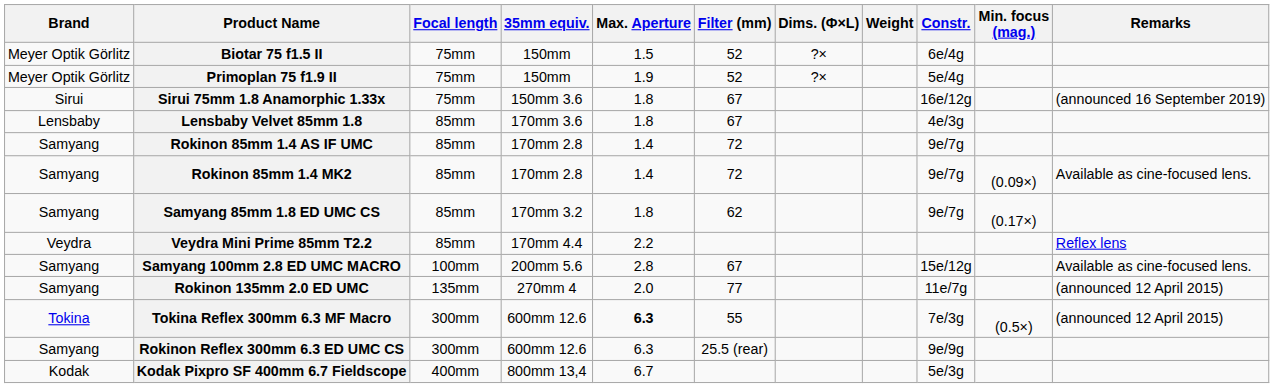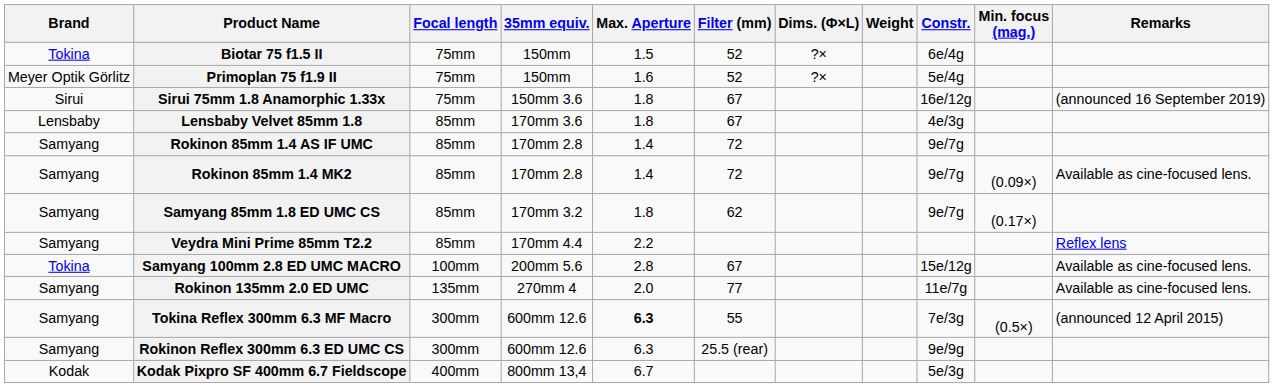(69, 54) Meyer Optik Görlitz -> (69, 54) Tokina
(644, 76) 1.9 -> (644, 76) 1.6
(69, 243) Veydra -> (69, 243) Samyang
(69, 265) Samyang -> (69, 265) Tokina
(1140, 288) (announced 12 April 2015) -> (1154, 288) Available as cine-focused lens.
(69, 318) Tokina -> (69, 318) Samyang
